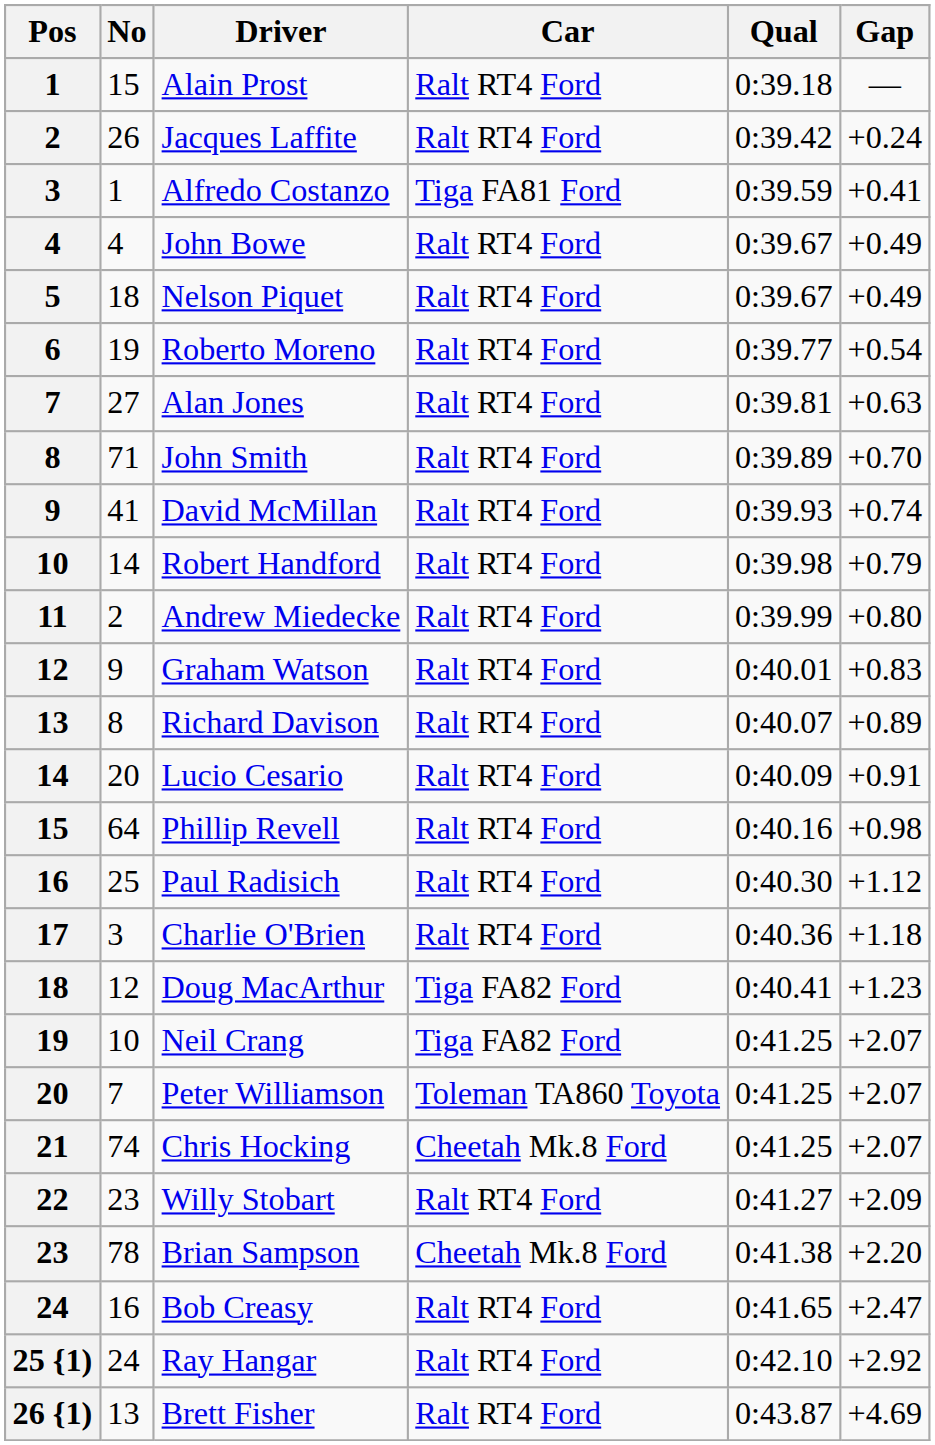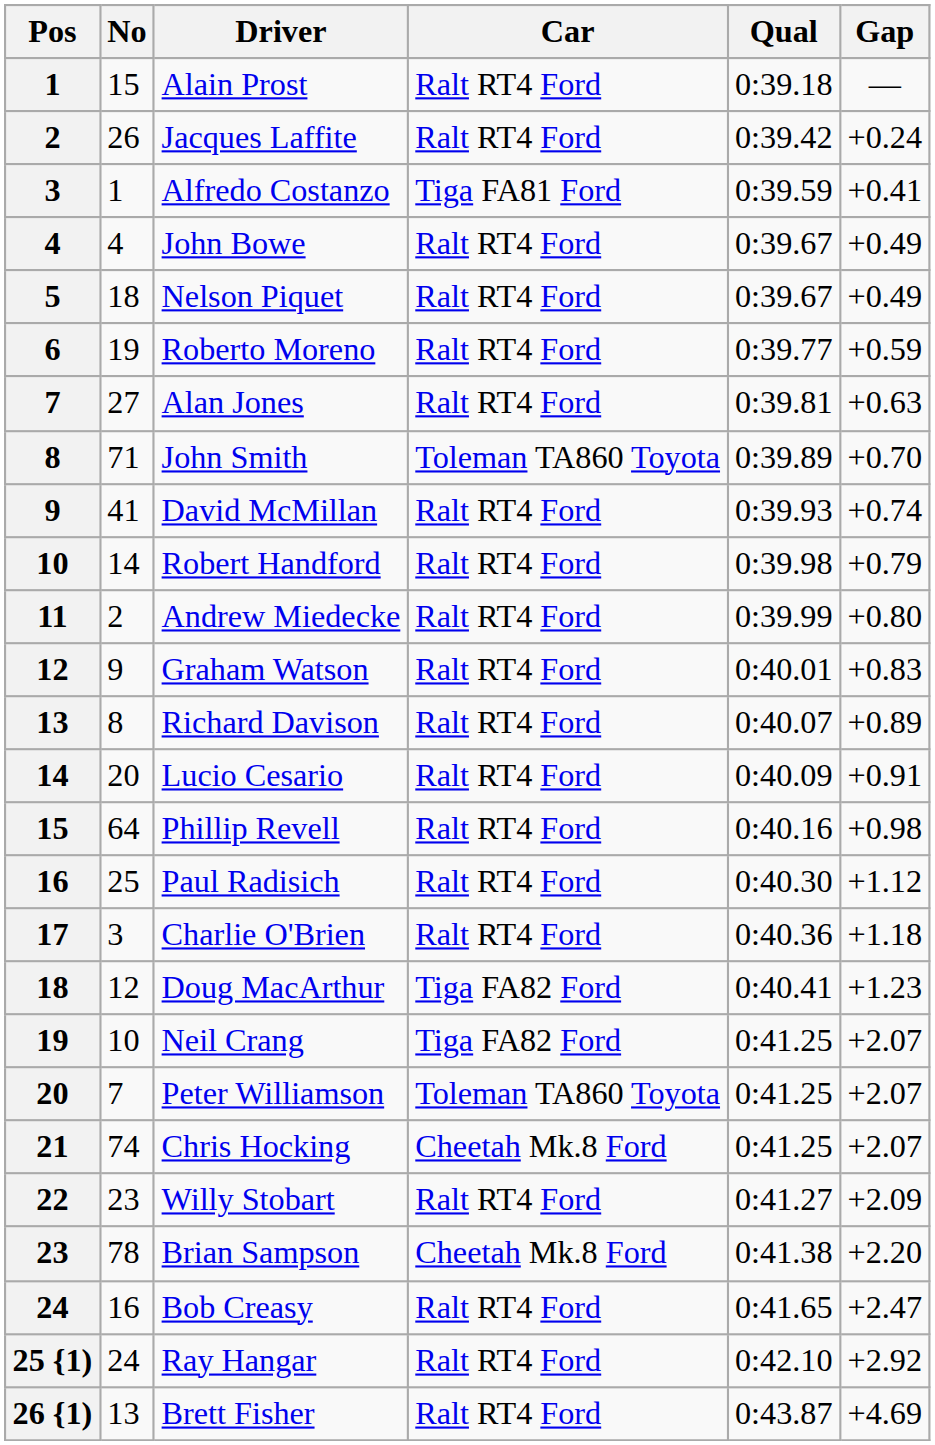(885, 350) +0.54 -> (885, 350) +0.59
(508, 456) Ralt RT4 Ford -> (568, 456) Toleman TA860 Toyota
